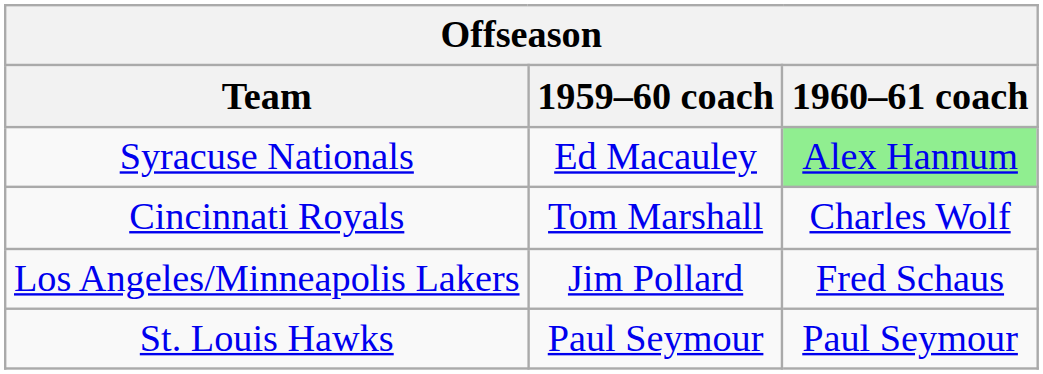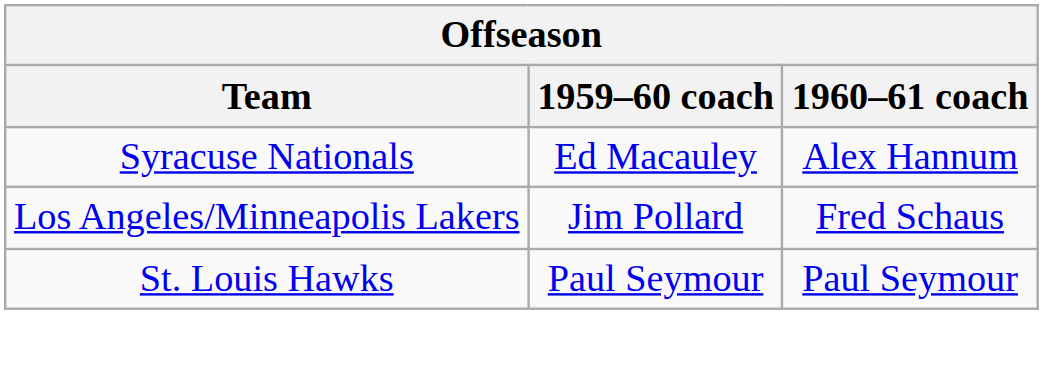(910, 156) lightgreen background -> (910, 156) no background
- row: (267, 216)
